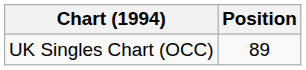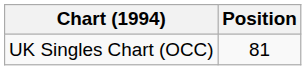(259, 49) 89 -> (259, 49) 81
